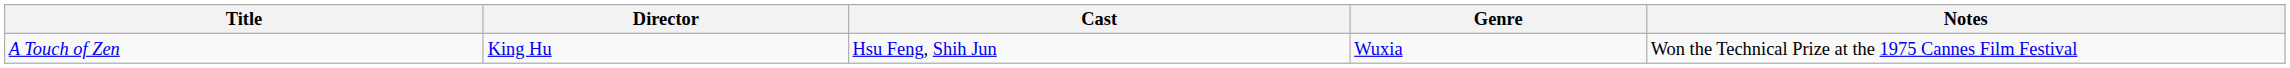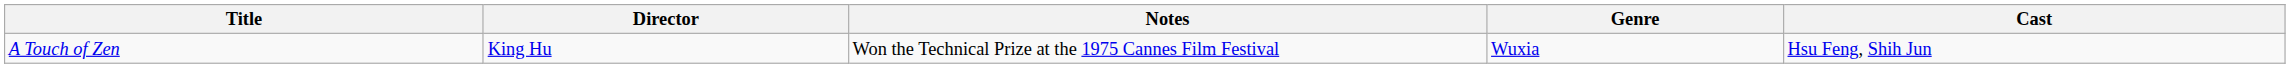columns swapped: (1099, 19) <-> (1966, 19)
